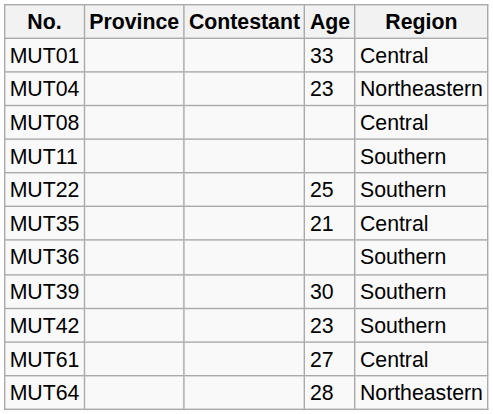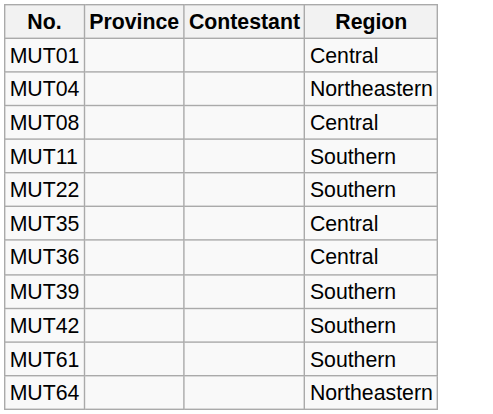- column: (330, 22)
(403, 258) Southern -> (344, 258) Central
(394, 359) Central -> (353, 359) Southern
